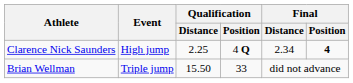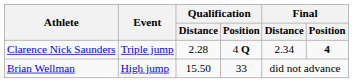(145, 50) High jump -> (147, 50) Triple jump
(198, 50) 2.25 -> (198, 50) 2.28
(147, 68) Triple jump -> (145, 68) High jump
